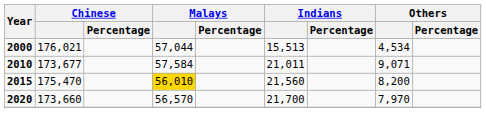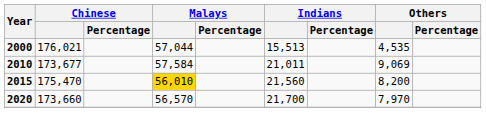(394, 47) 4,534 -> (394, 47) 4,535
(394, 64) 9,071 -> (394, 64) 9,069
